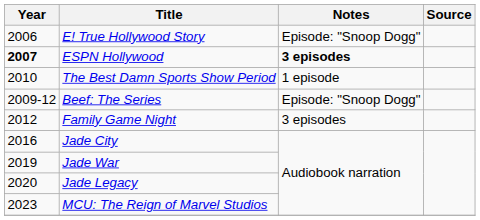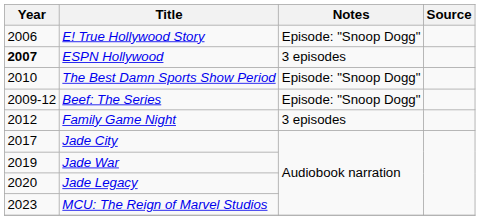(316, 57) bold -> (314, 57) normal
(311, 78) 1 episode -> (351, 78) Episode: "Snoop Dogg"
(22, 141) 2016 -> (22, 141) 2017
